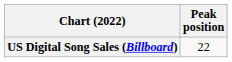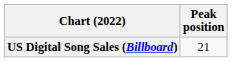(204, 47) 22 -> (204, 47) 21
